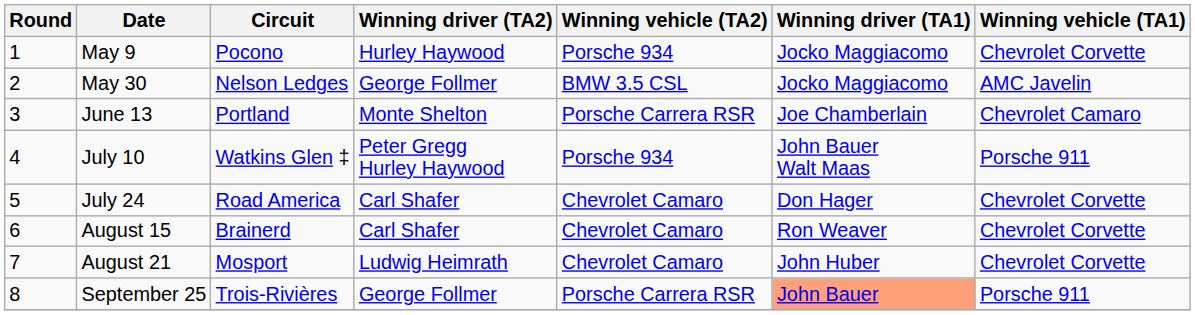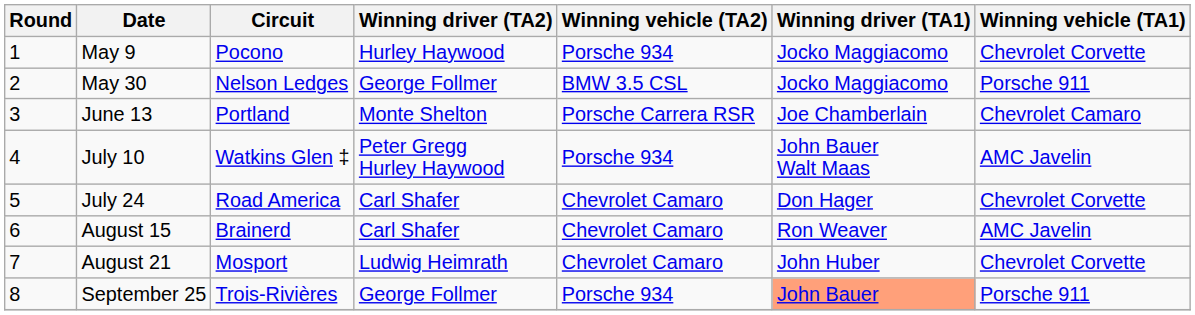(1036, 84) AMC Javelin -> (1035, 84) Porsche 911
(1035, 157) Porsche 911 -> (1036, 157) AMC Javelin
(1063, 231) Chevrolet Corvette -> (1036, 231) AMC Javelin
(658, 294) Porsche Carrera RSR -> (618, 294) Porsche 934
